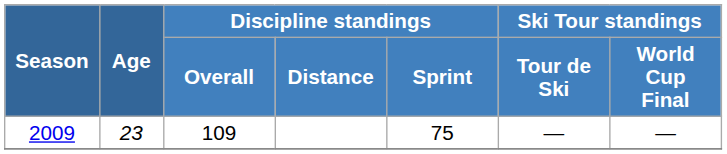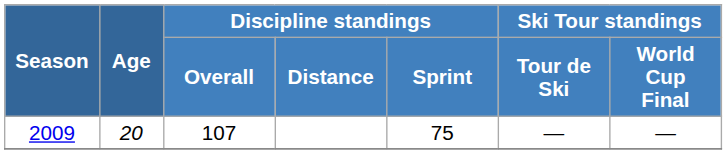(131, 133) 23 -> (131, 133) 20
(219, 133) 109 -> (219, 133) 107
